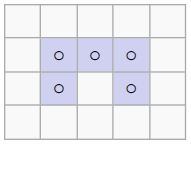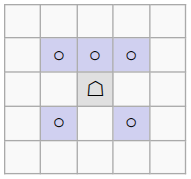+ row: (59, 89)
